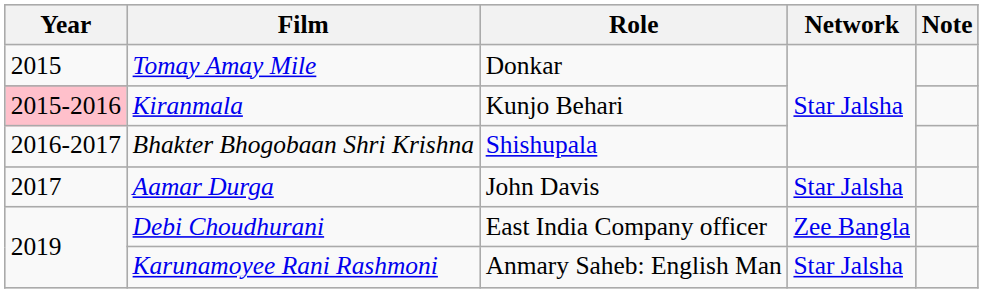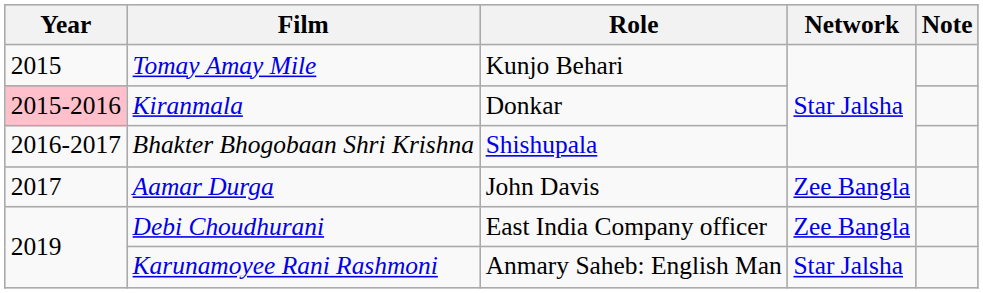(524, 65) Donkar -> (555, 65) Kunjo Behari
(555, 105) Kunjo Behari -> (524, 105) Donkar
(848, 186) Star Jalsha -> (852, 186) Zee Bangla
